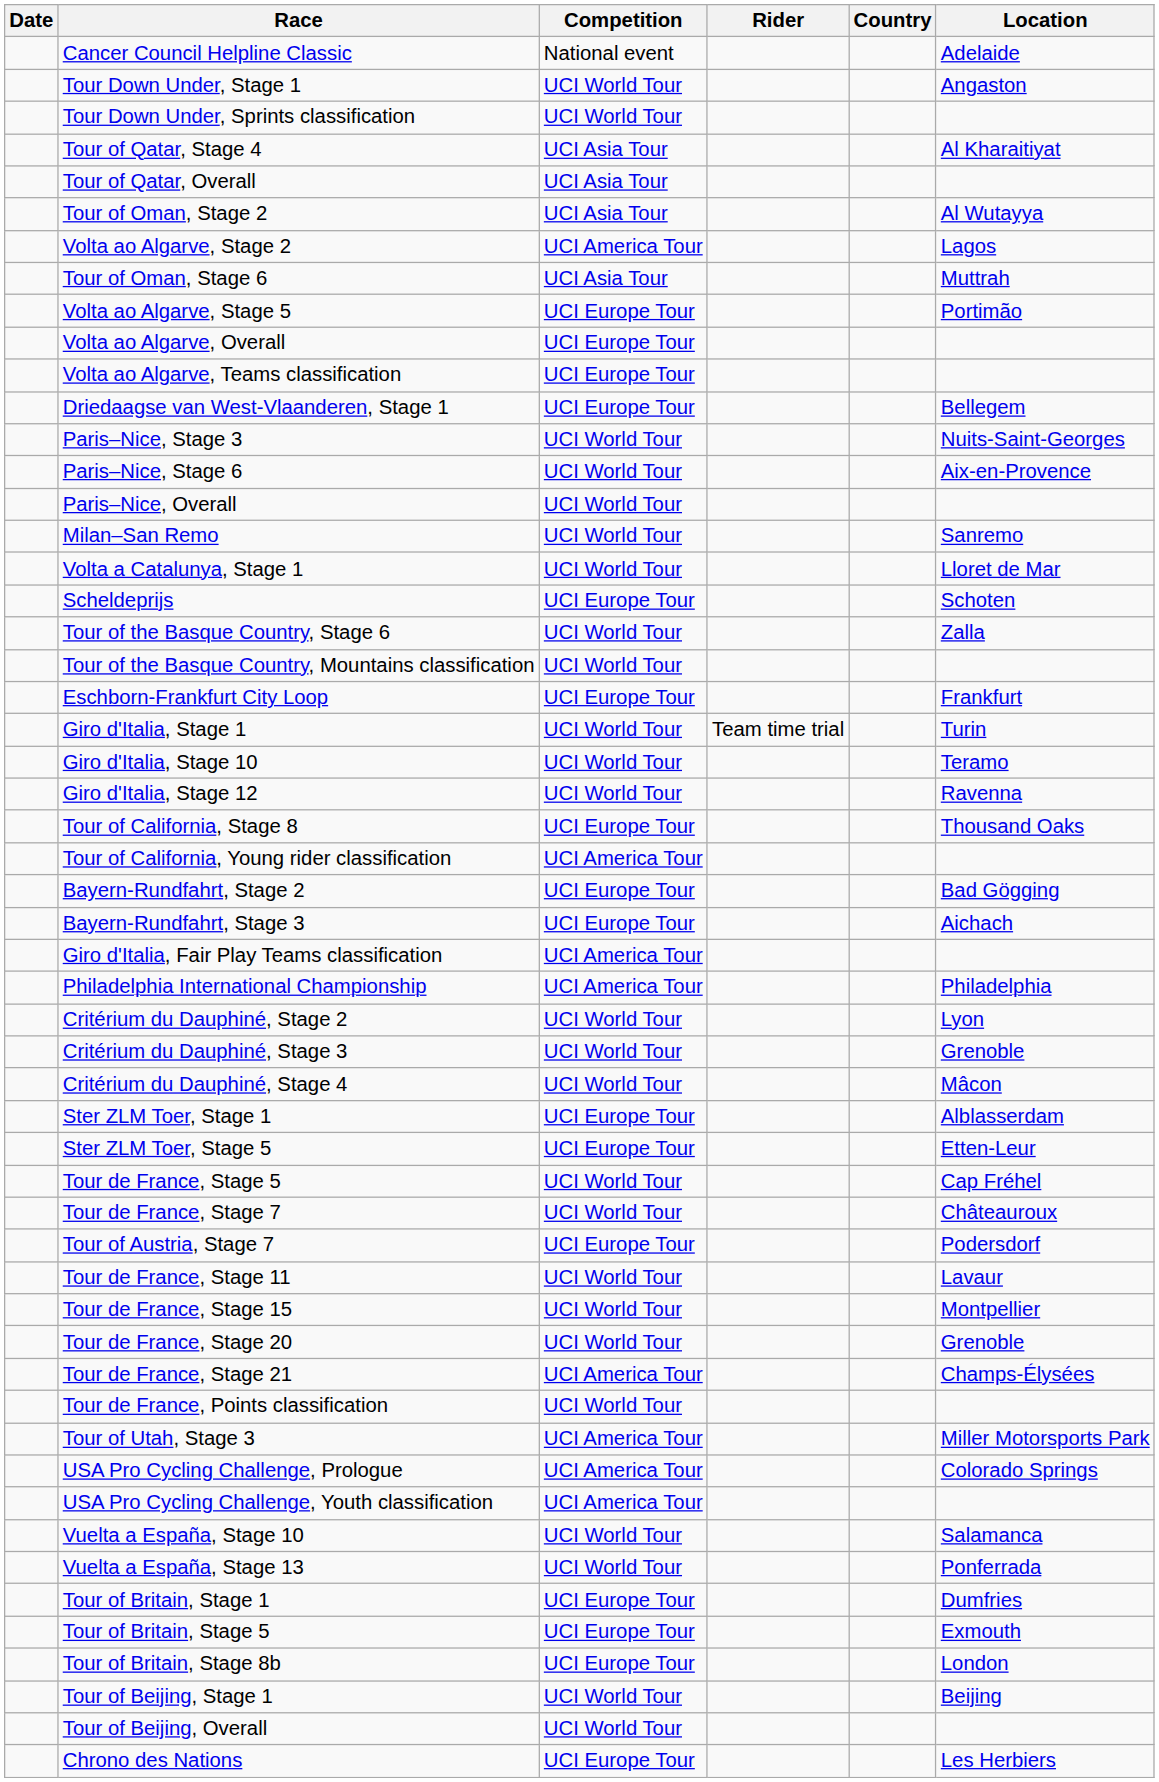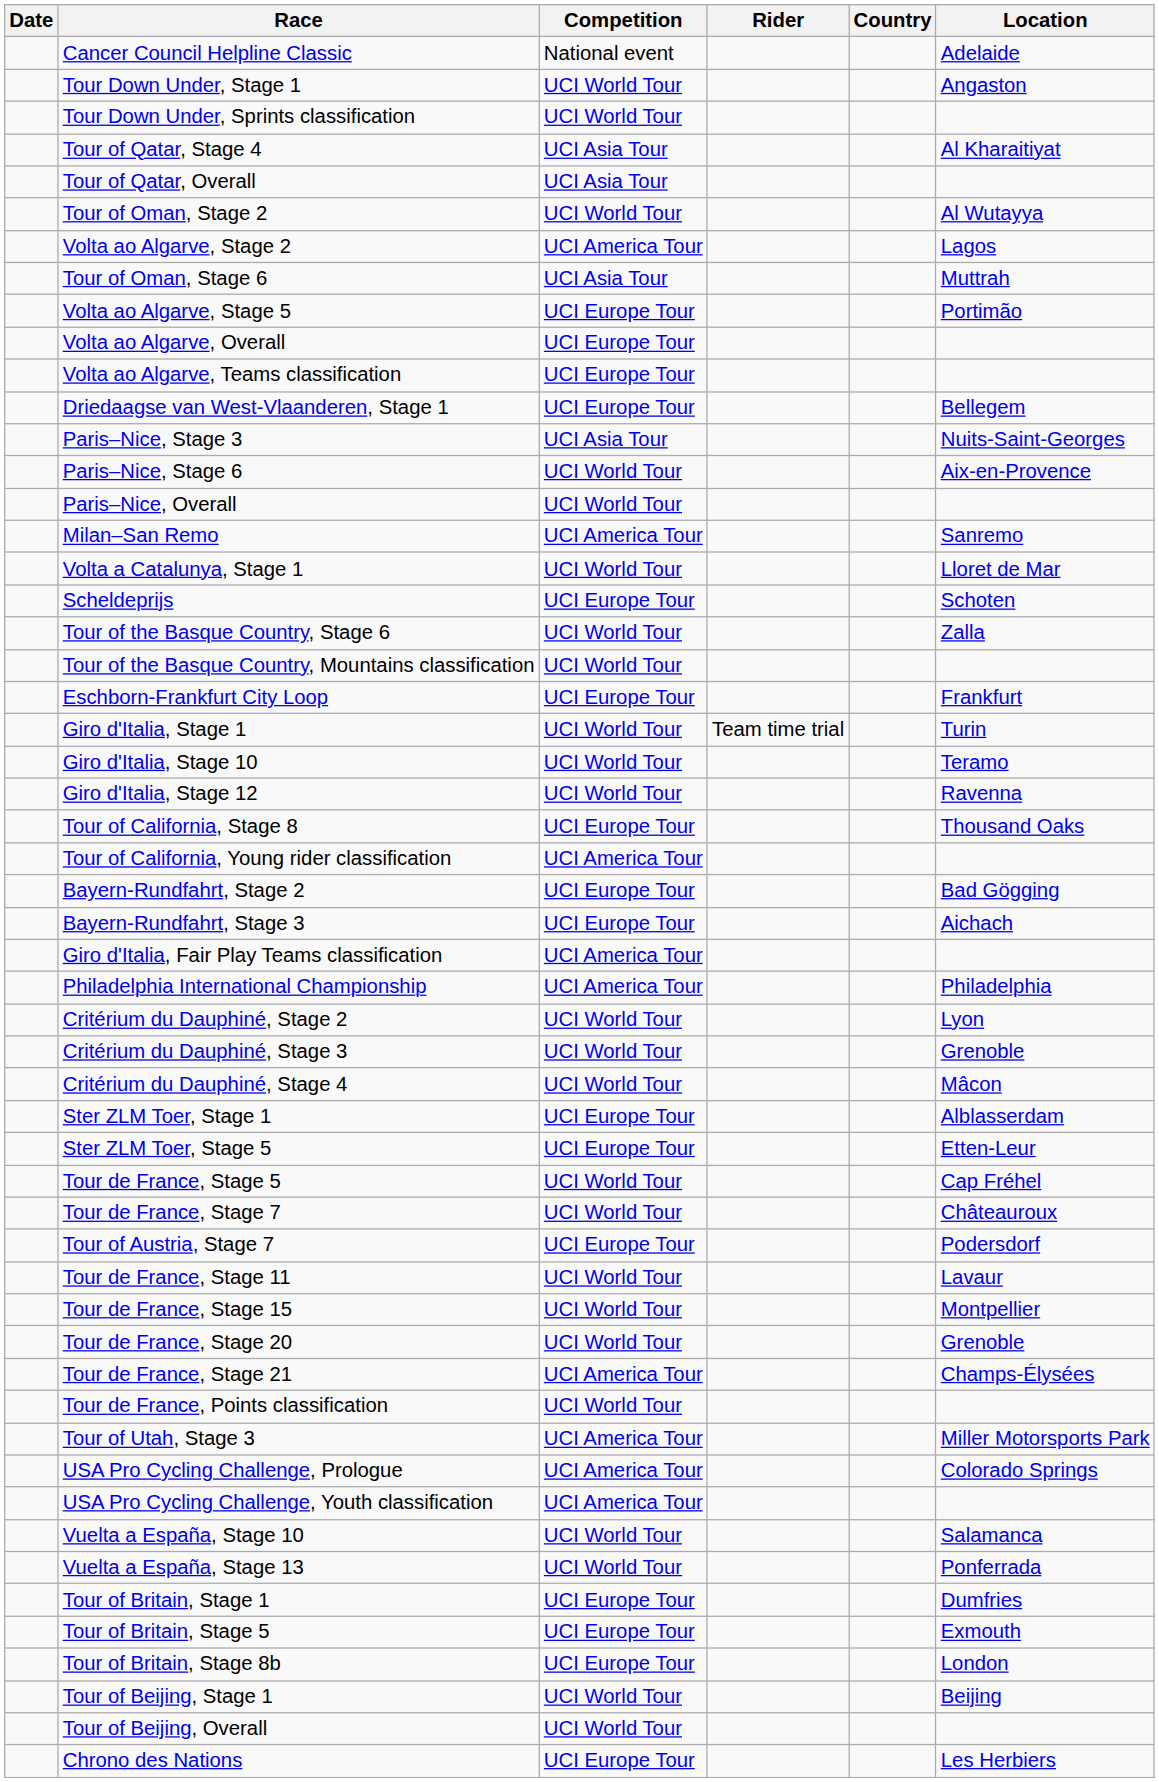(606, 213) UCI Asia Tour -> (613, 213) UCI World Tour
(613, 439) UCI World Tour -> (606, 439) UCI Asia Tour
(613, 536) UCI World Tour -> (623, 536) UCI America Tour
